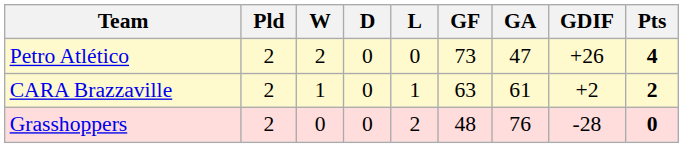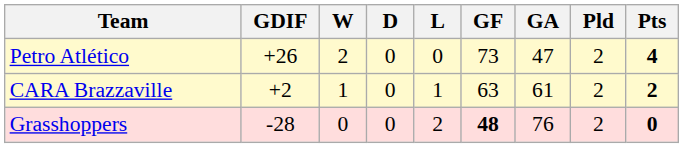columns swapped: (269, 21) <-> (587, 21)
(465, 124) normal -> (488, 124) bold
